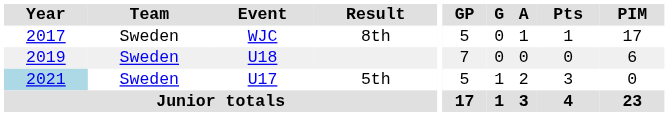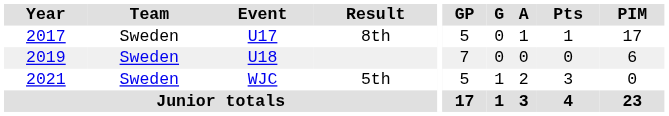(263, 36) WJC -> (263, 36) U17
(46, 80) lightblue background -> (46, 80) no background
(263, 80) U17 -> (263, 80) WJC
